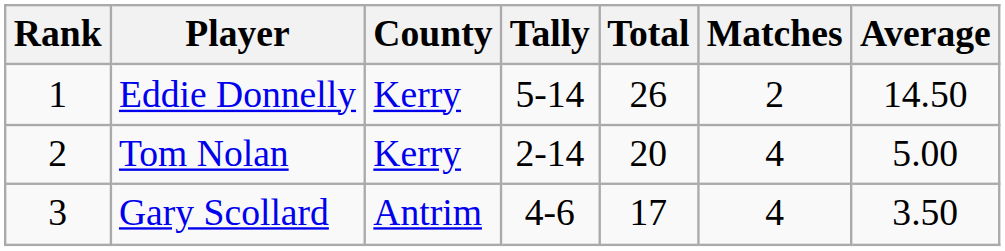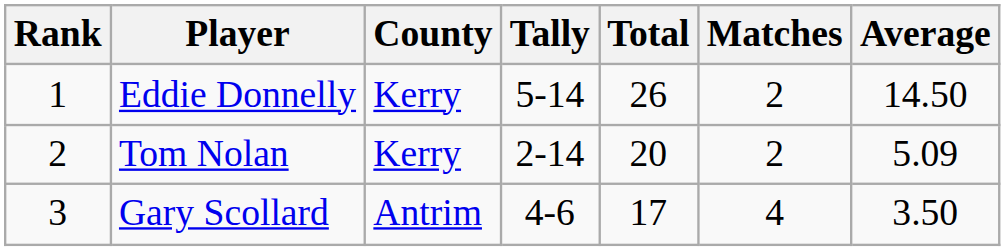(775, 153) 4 -> (775, 153) 2
(925, 153) 5.00 -> (925, 153) 5.09
